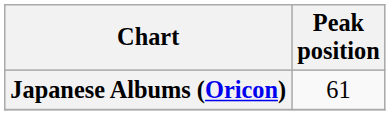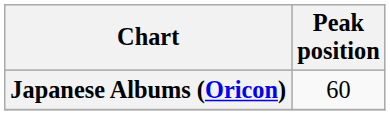(338, 89) 61 -> (338, 89) 60
